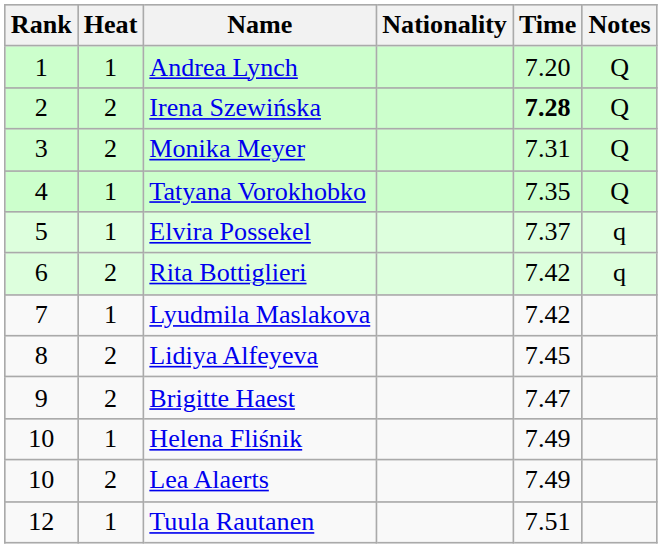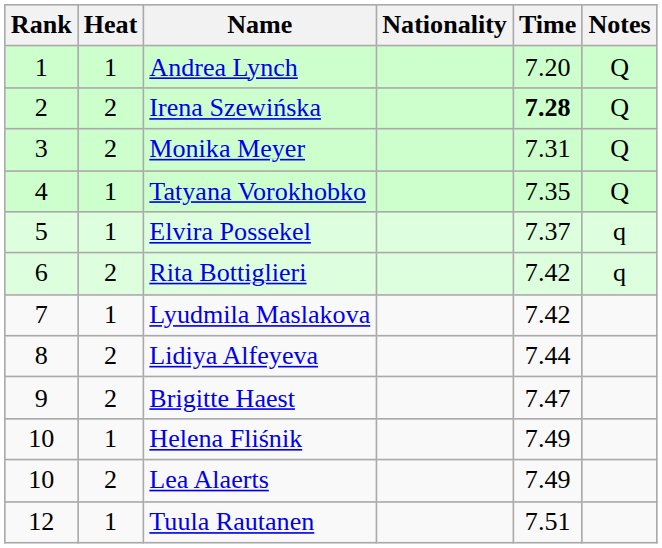(548, 356) 7.45 -> (548, 356) 7.44
